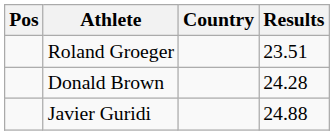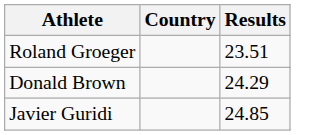- column: (24, 20)
(285, 82) 24.28 -> (247, 82) 24.29
(285, 113) 24.88 -> (247, 113) 24.85
